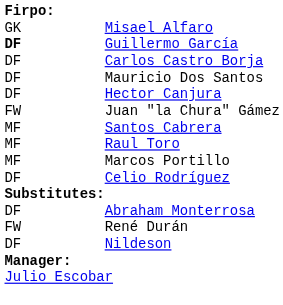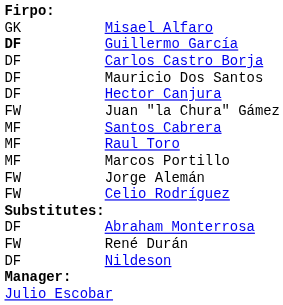+ row: (155, 178)
(13, 178) DF -> (13, 195) FW
